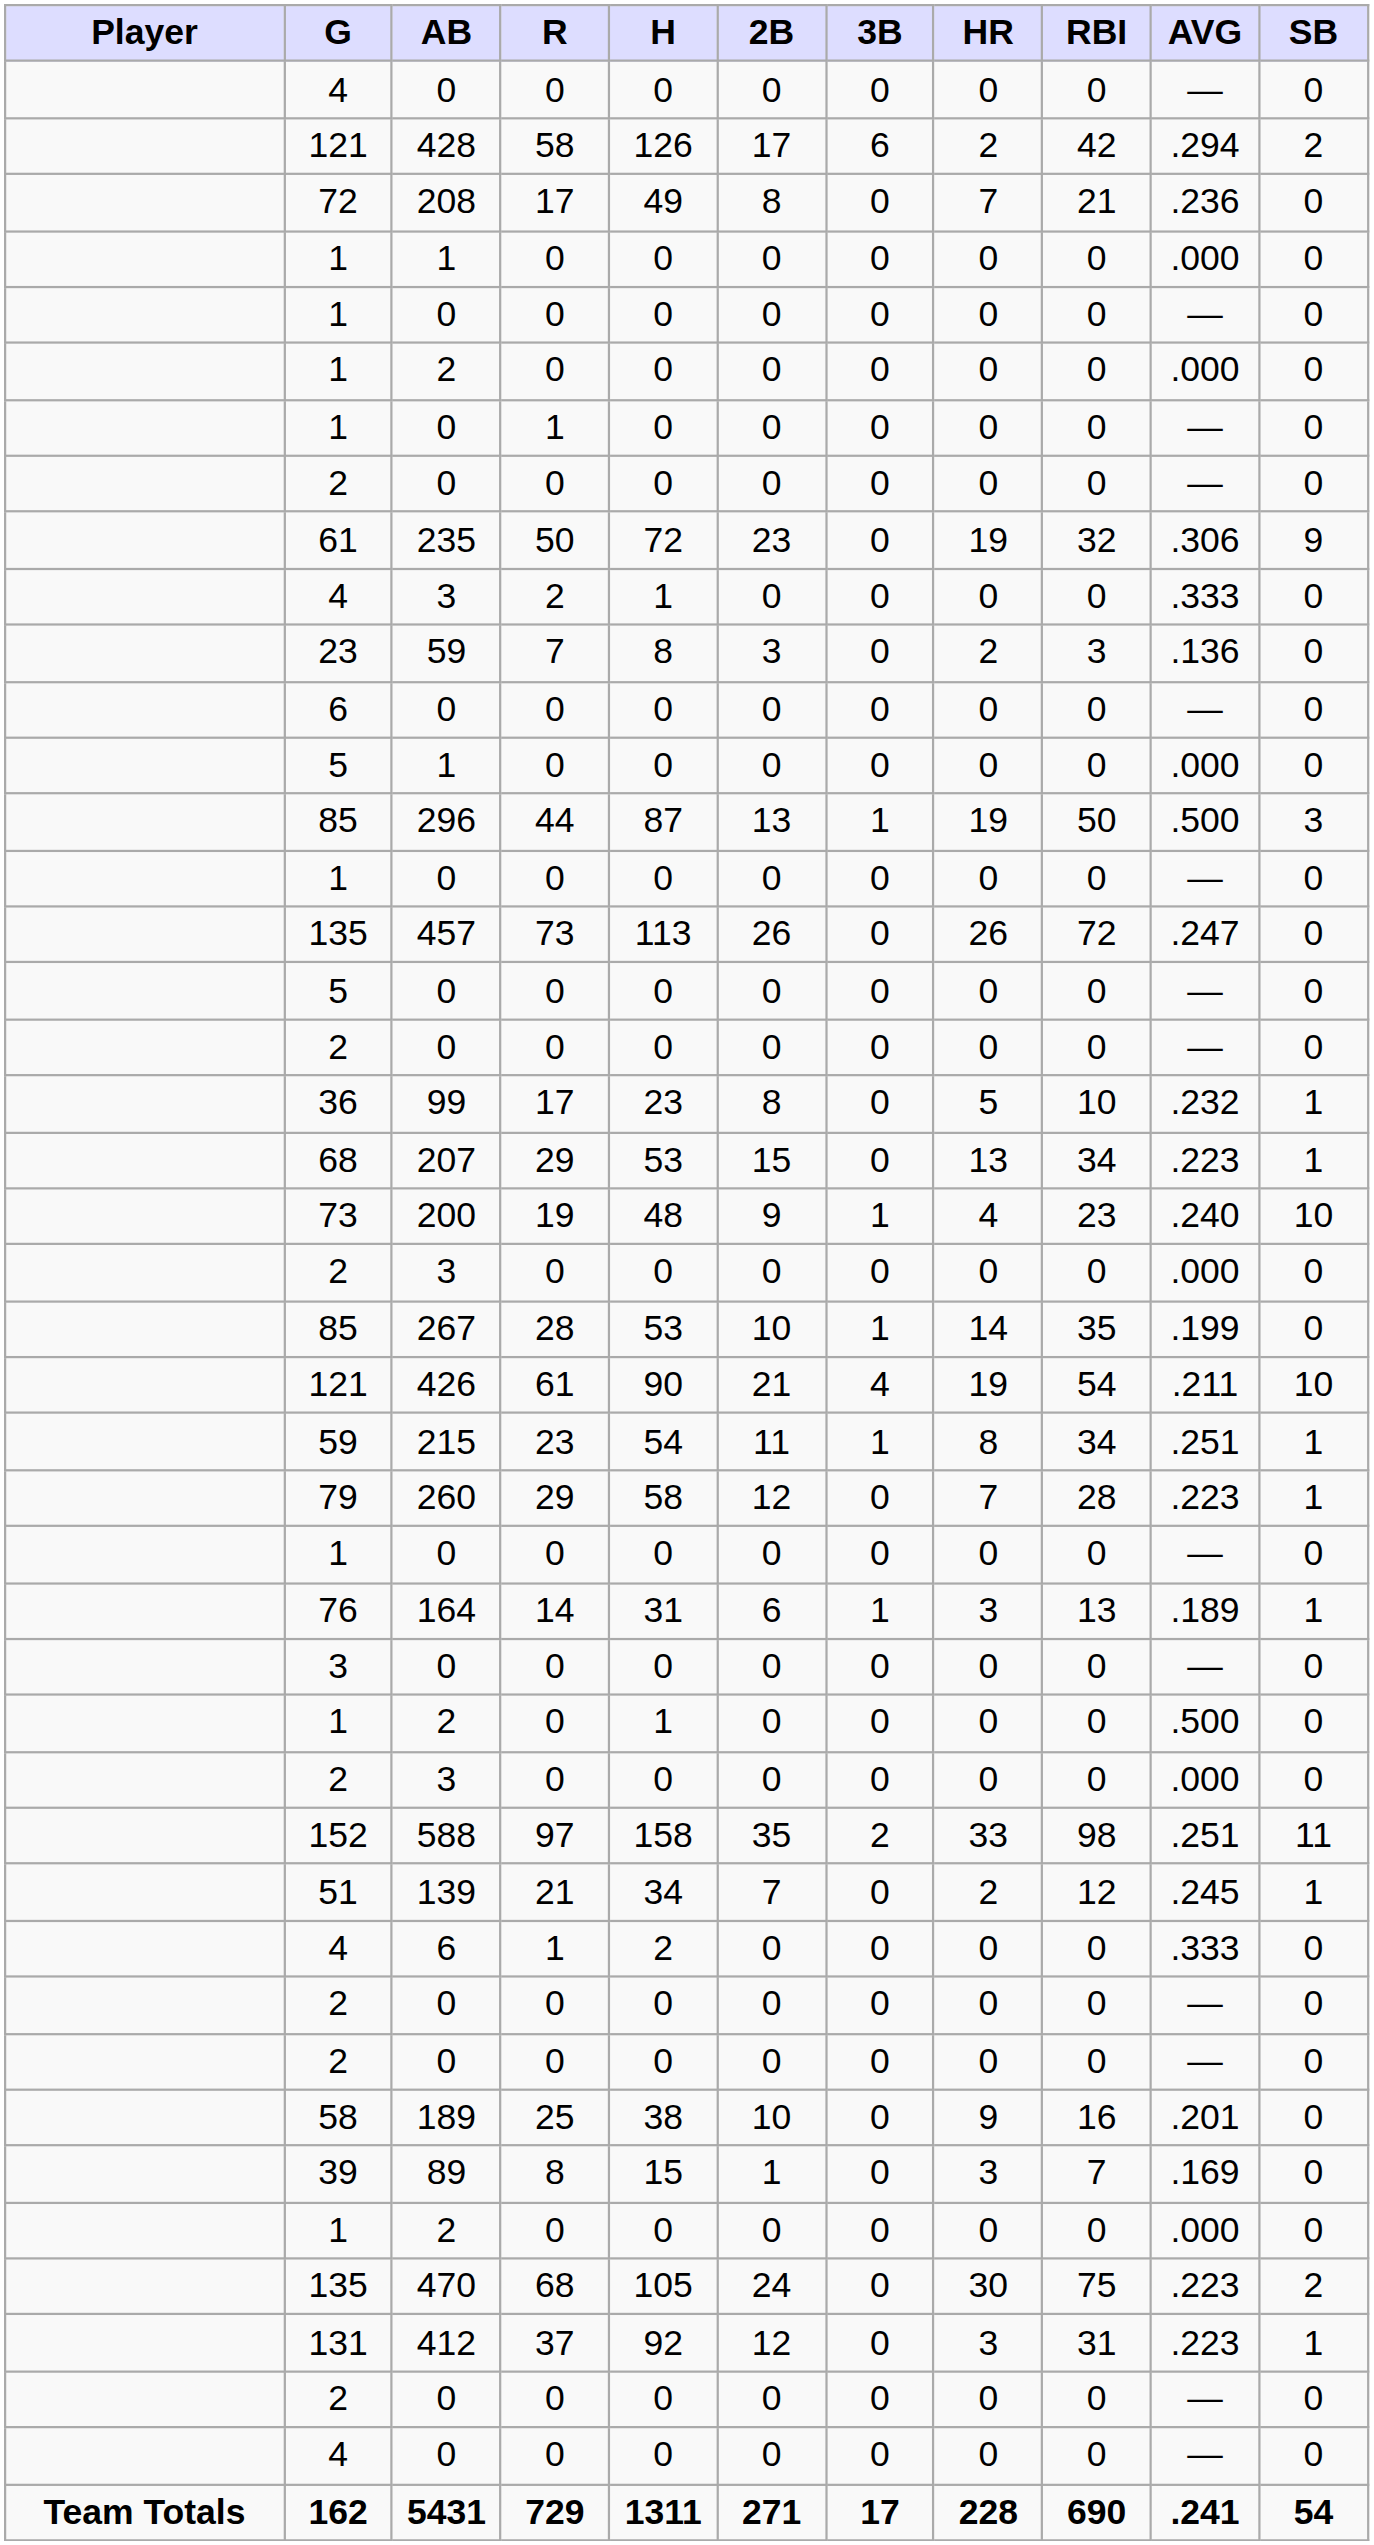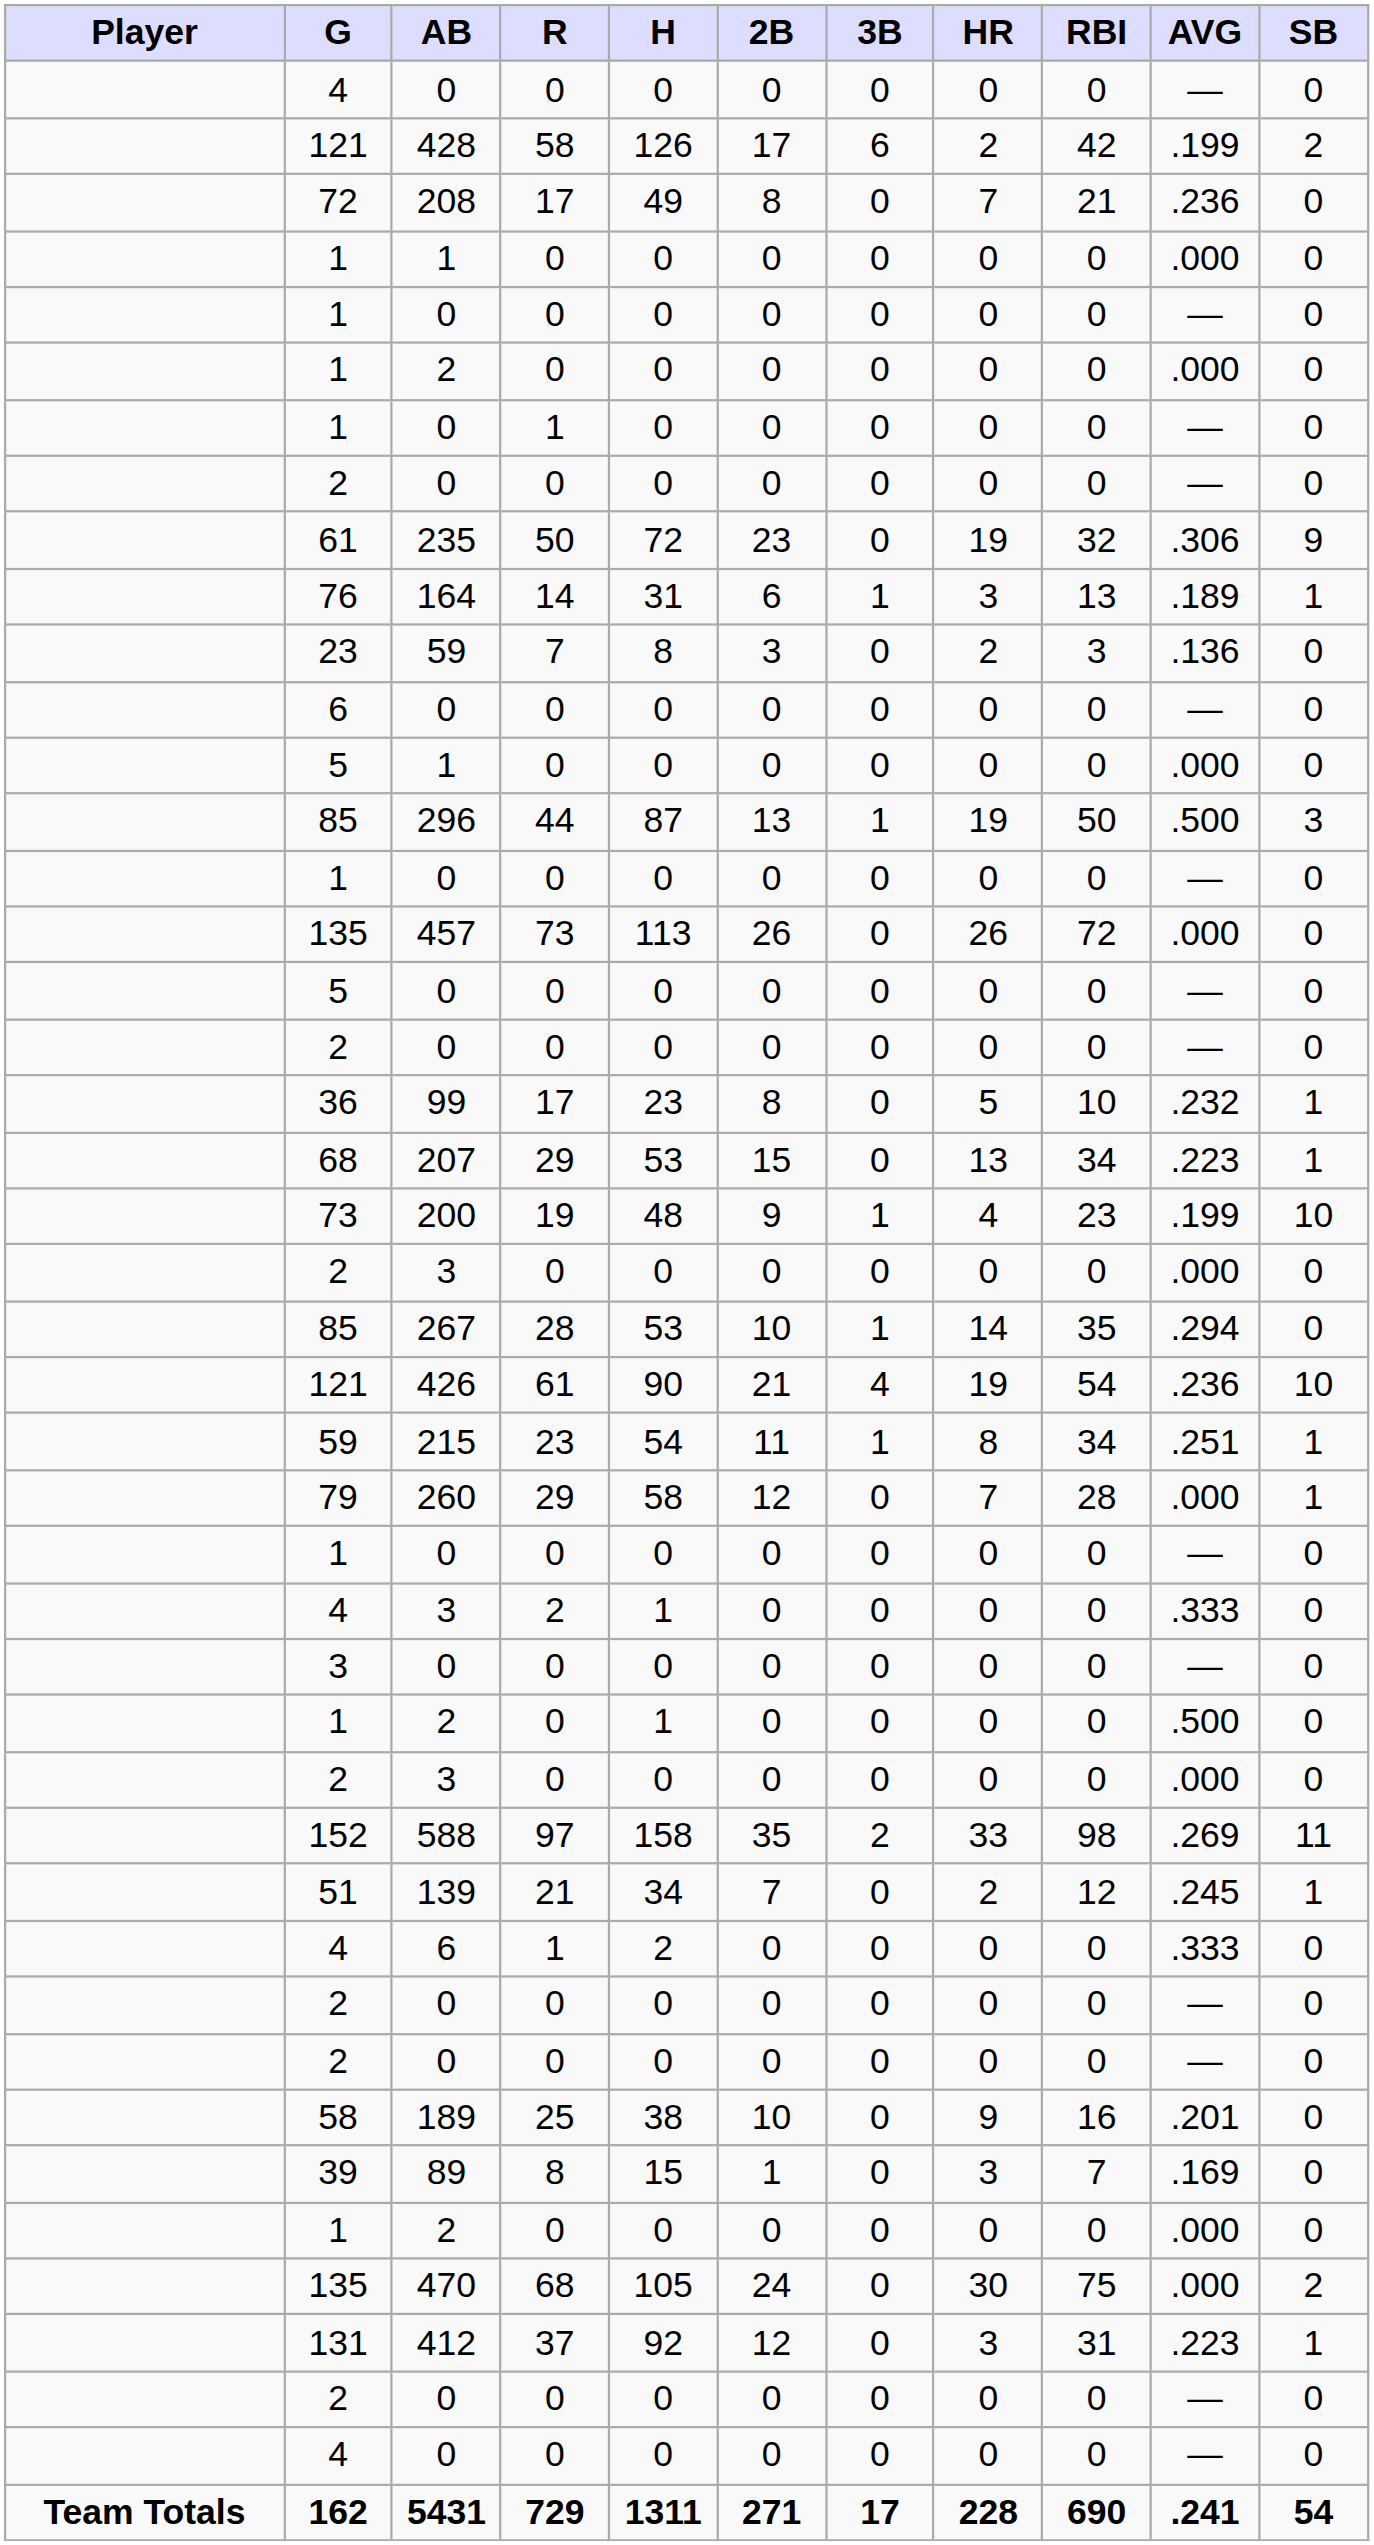(1205, 145) .294 -> (1205, 145) .199
rows swapped: (338, 1609) <-> (338, 595)
(1205, 933) .247 -> (1205, 933) .000
(1205, 1215) .240 -> (1205, 1215) .199
(1205, 1328) .199 -> (1205, 1328) .294
(1205, 1384) .211 -> (1205, 1384) .236
(1205, 1497) .223 -> (1205, 1497) .000
(1205, 1835) .251 -> (1205, 1835) .269
(1205, 2285) .223 -> (1205, 2285) .000
